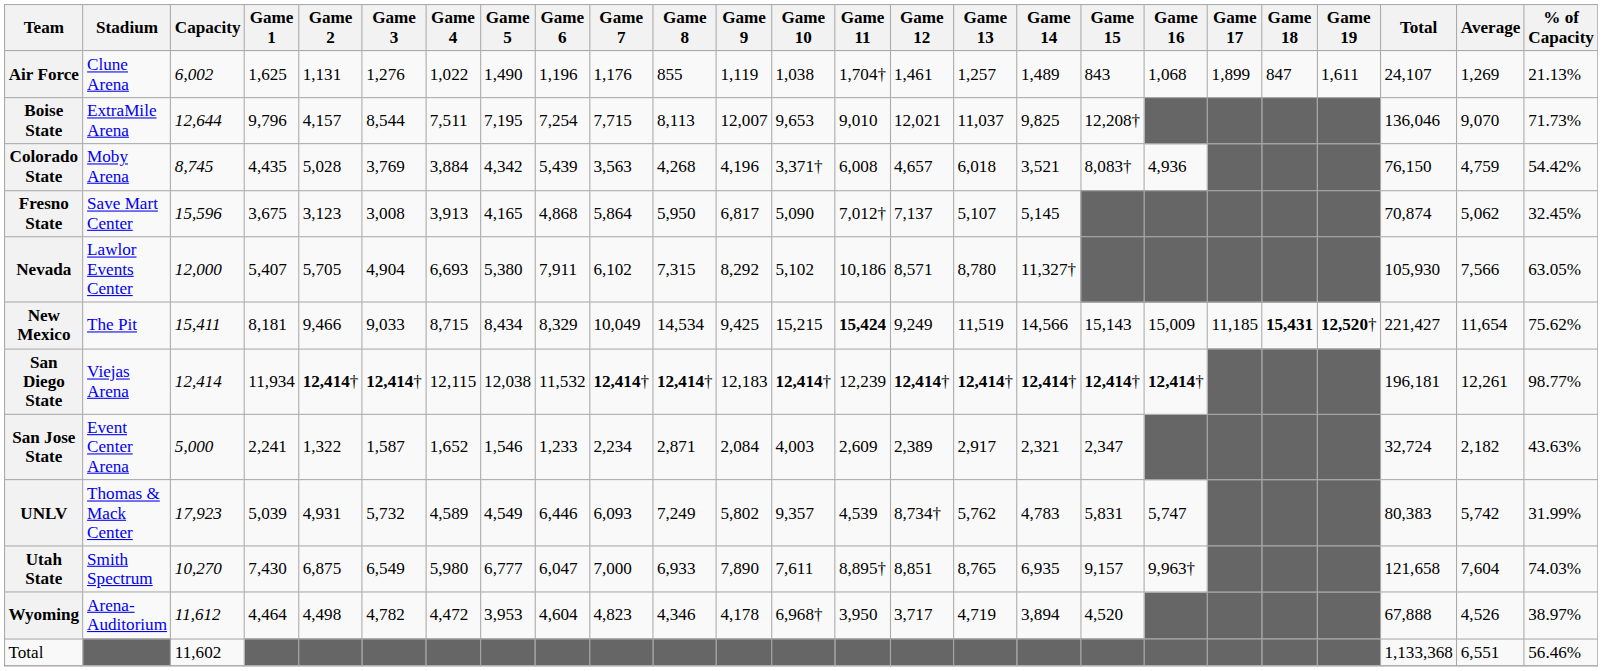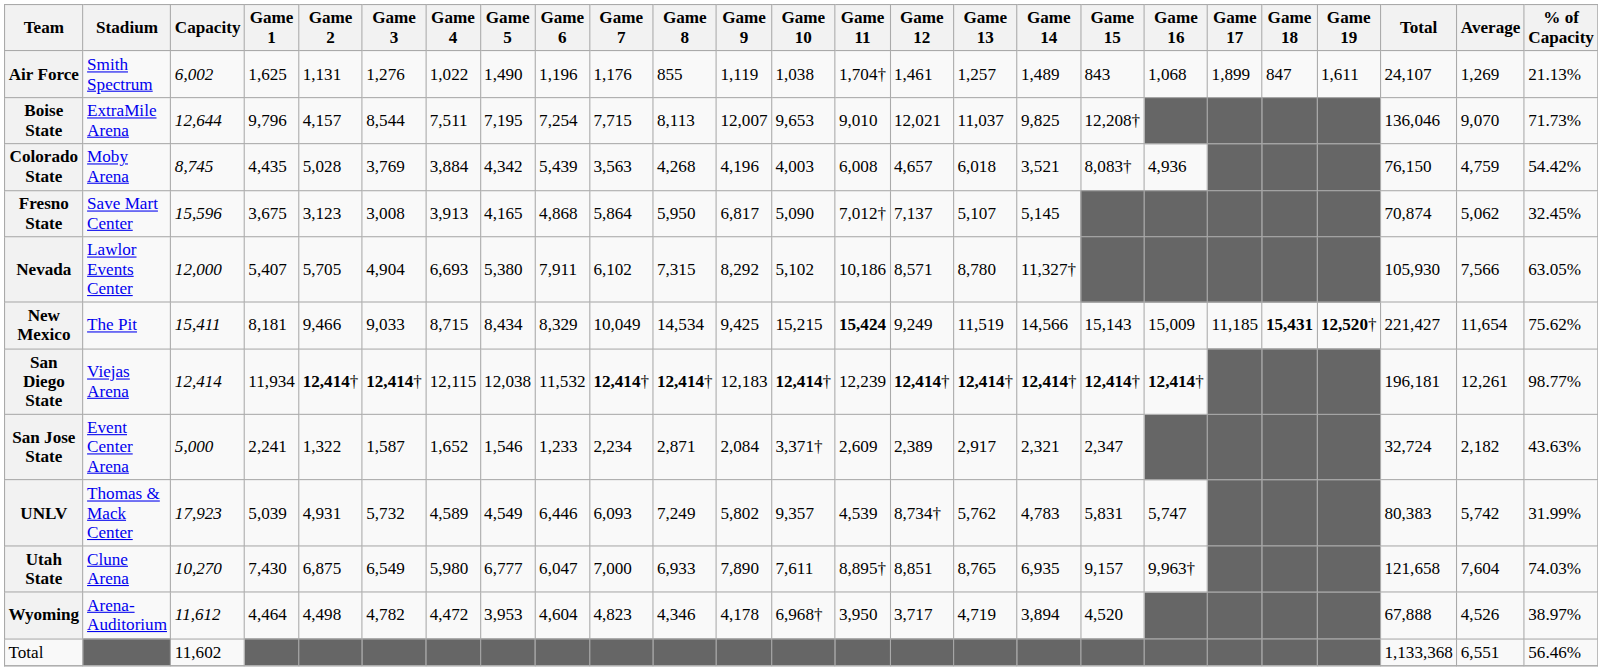(108, 74) Clune Arena -> (120, 74) Smith Spectrum
(799, 166) 3,371† -> (795, 166) 4,003
(795, 447) 4,003 -> (799, 447) 3,371†
(120, 568) Smith Spectrum -> (108, 568) Clune Arena
